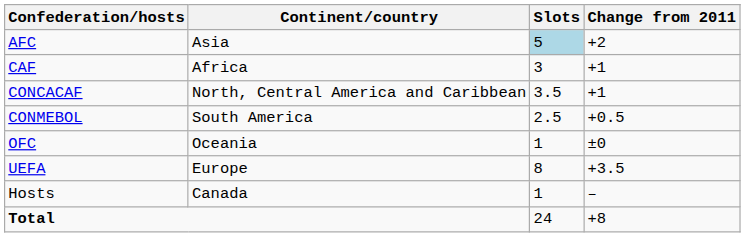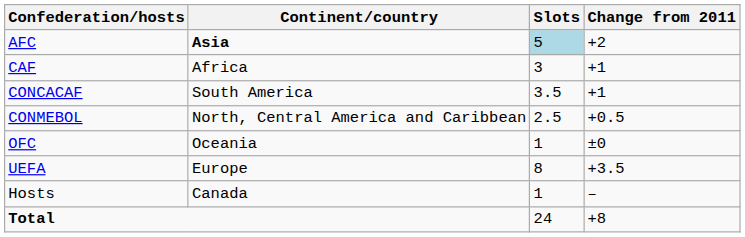(211, 42) normal -> (211, 42) bold
(359, 93) North, Central America and Caribbean -> (252, 93) South America
(252, 118) South America -> (359, 118) North, Central America and Caribbean
